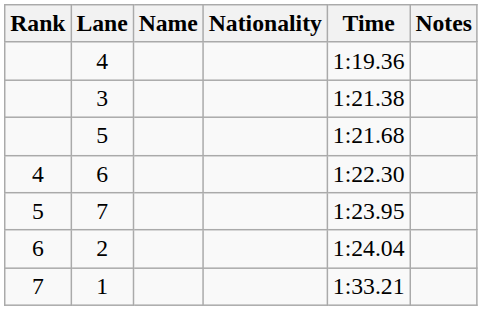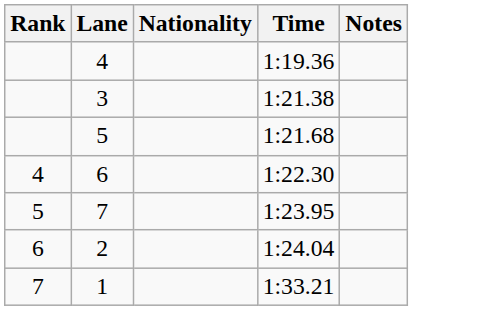- column: (168, 23)
